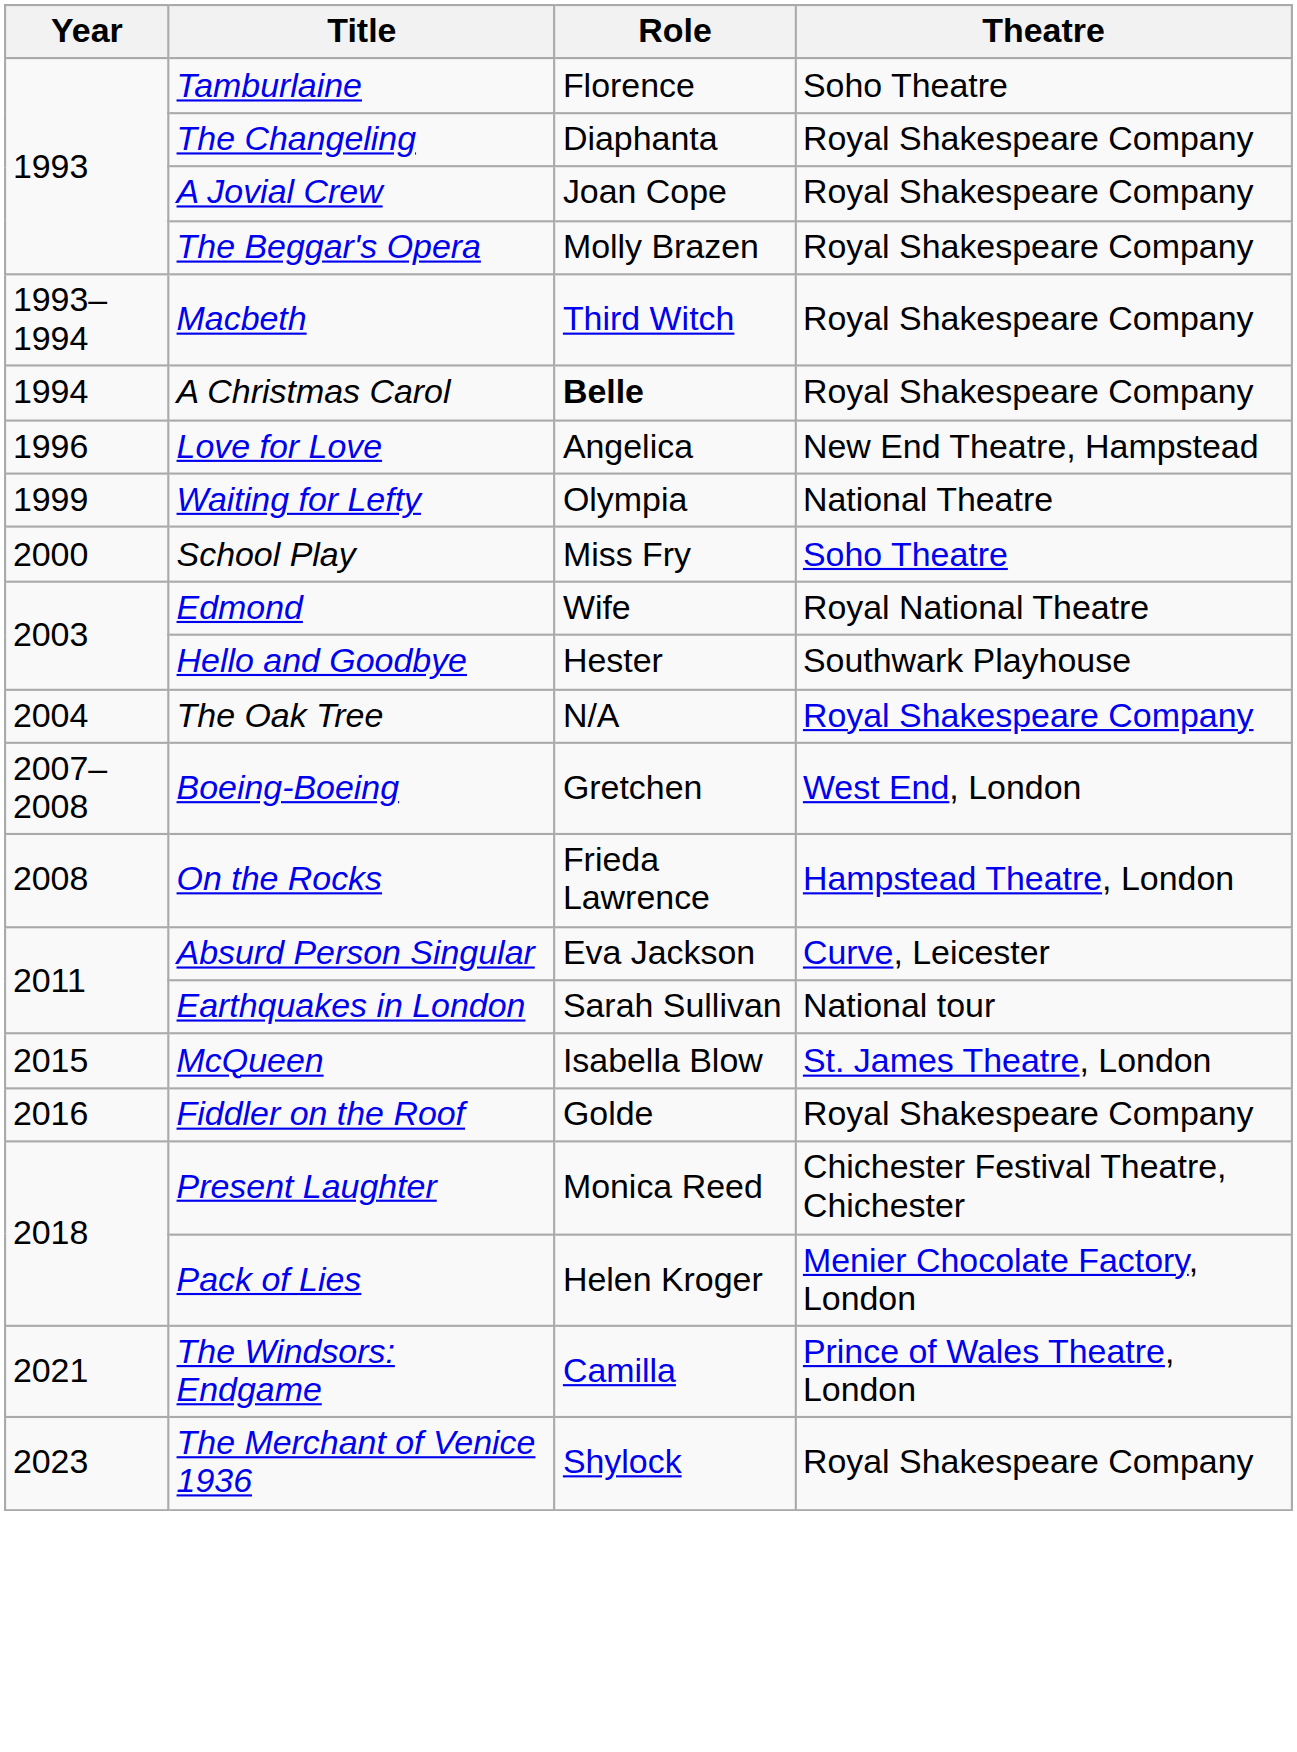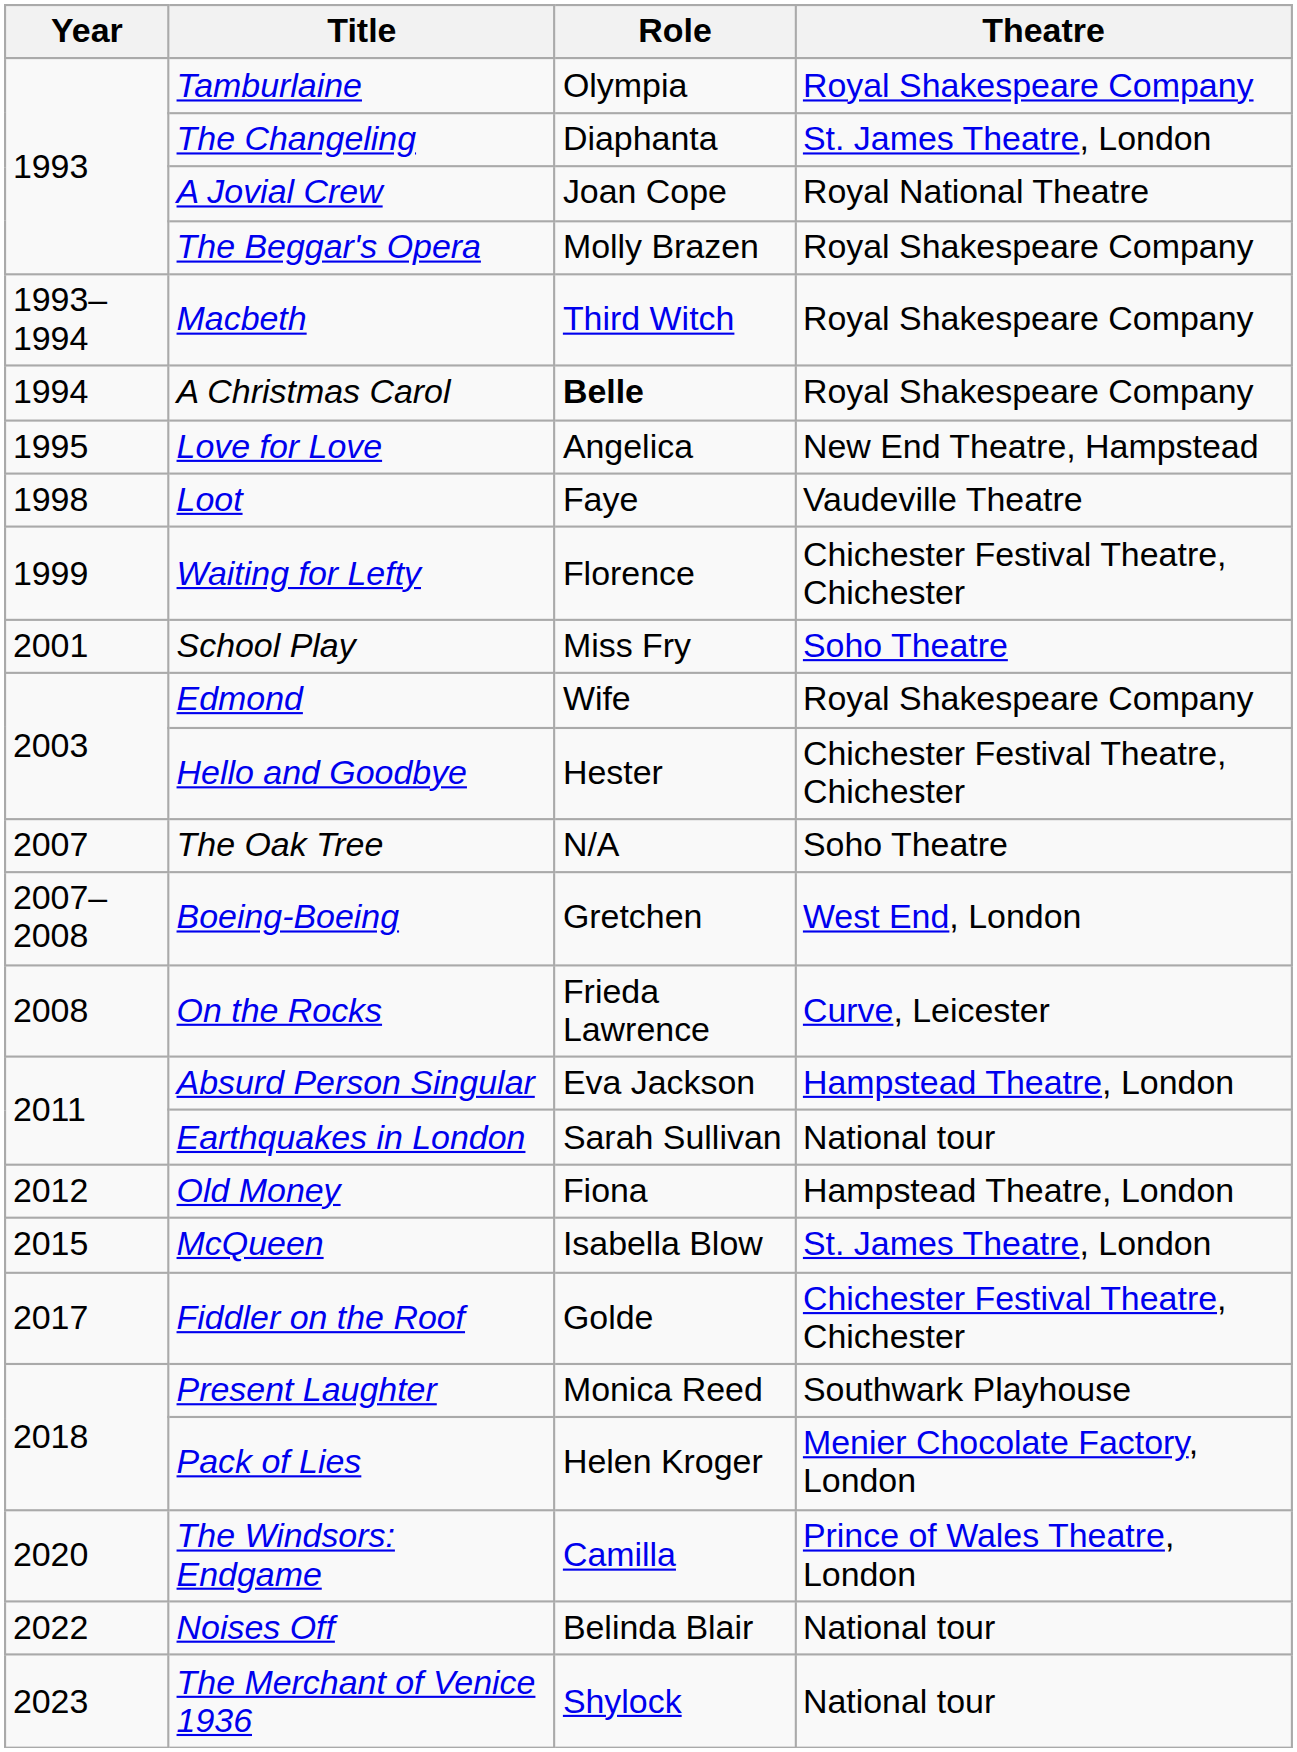(629, 85) Florence -> (625, 85) Olympia
(905, 85) Soho Theatre -> (1028, 85) Royal Shakespeare Company
(1028, 138) Royal Shakespeare Company -> (1007, 138) St. James Theatre, London
(1028, 192) Royal Shakespeare Company -> (976, 192) Royal National Theatre
(51, 446) 1996 -> (51, 446) 1995
+ row: (210, 499)
(625, 499) Olympia -> (629, 572) Florence
(928, 499) National Theatre -> (1015, 572) Chichester Festival Theatre, Chichester
(51, 553) 2000 -> (51, 645) 2001
(976, 607) Royal National Theatre -> (1028, 699) Royal Shakespeare Company
(967, 661) Southwark Playhouse -> (1015, 772) Chichester Festival Theatre, Chichester
(51, 715) 2004 -> (51, 845) 2007
(1028, 715) Royal Shakespeare Company -> (905, 845) Soho Theatre
(1019, 879) Hampstead Theatre, London -> (926, 1010) Curve, Leicester
(926, 952) Curve, Leicester -> (1019, 1082) Hampstead Theatre, London
+ row: (259, 1190)
(51, 1114) 2016 -> (51, 1317) 2017
(1028, 1114) Royal Shakespeare Company -> (1015, 1317) Chichester Festival Theatre, Chichester
(1015, 1187) Chichester Festival Theatre, Chichester -> (967, 1390) Southwark Playhouse
(51, 1370) 2021 -> (51, 1554) 2020
+ row: (256, 1627)
(1028, 1462) Royal Shakespeare Company -> (899, 1700) National tour
